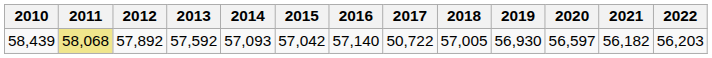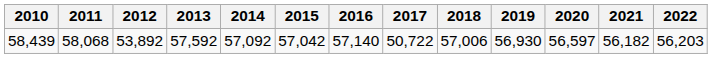(86, 41) khaki background -> (86, 41) no background
(140, 41) 57,892 -> (140, 41) 53,892
(248, 41) 57,093 -> (248, 41) 57,092
(464, 41) 57,005 -> (464, 41) 57,006
